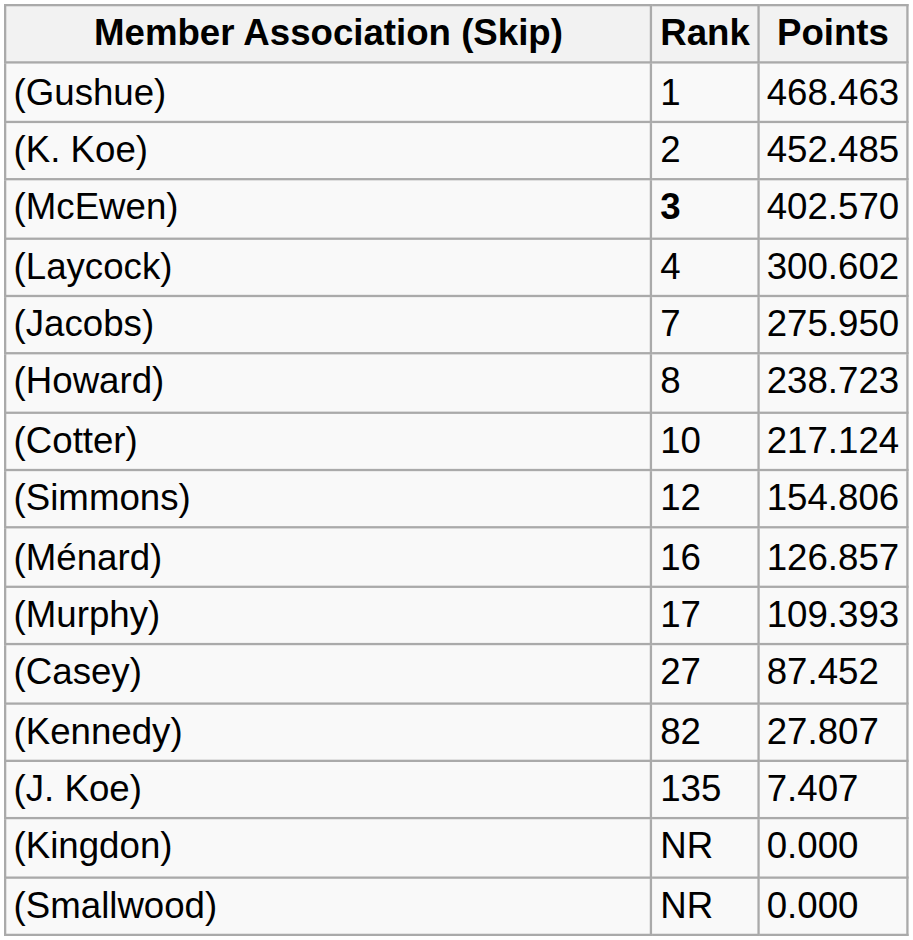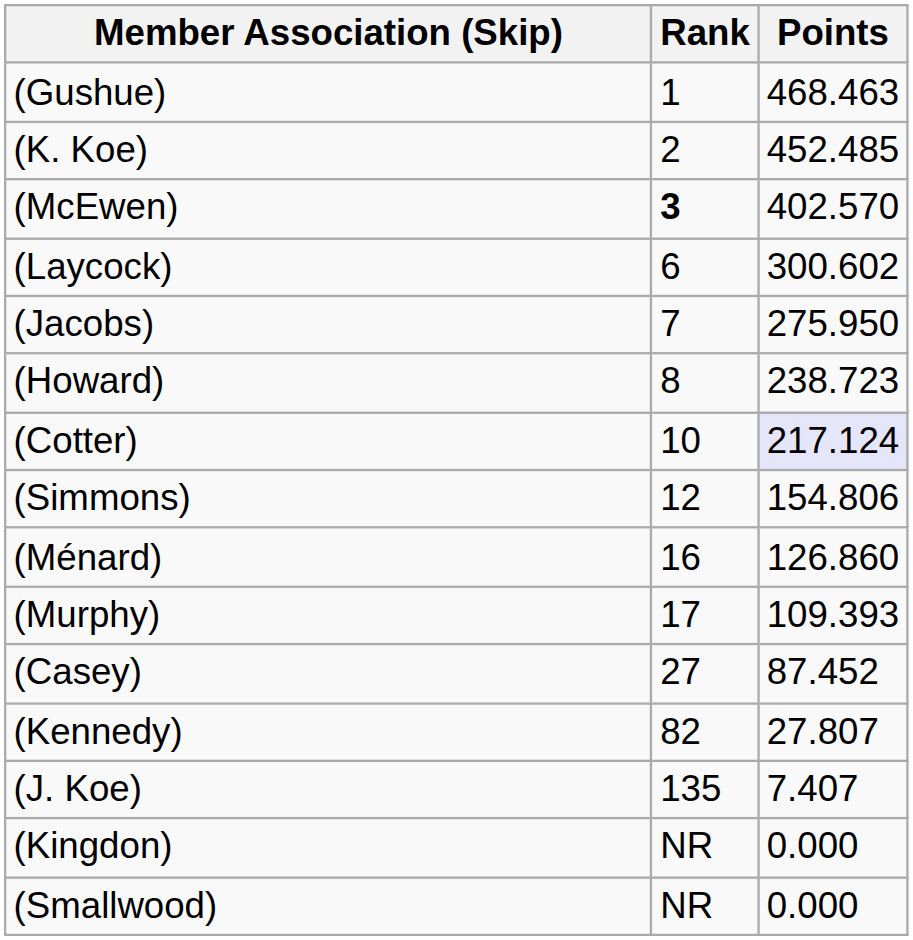(670, 265) 4 -> (670, 265) 6
(833, 440) no background -> (833, 440) lavender background
(833, 556) 126.857 -> (833, 556) 126.860
